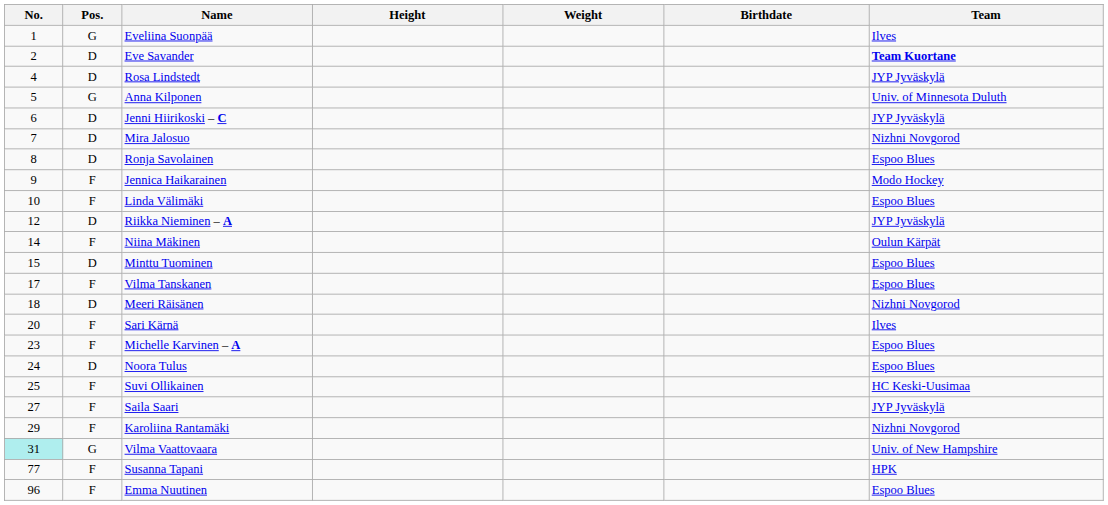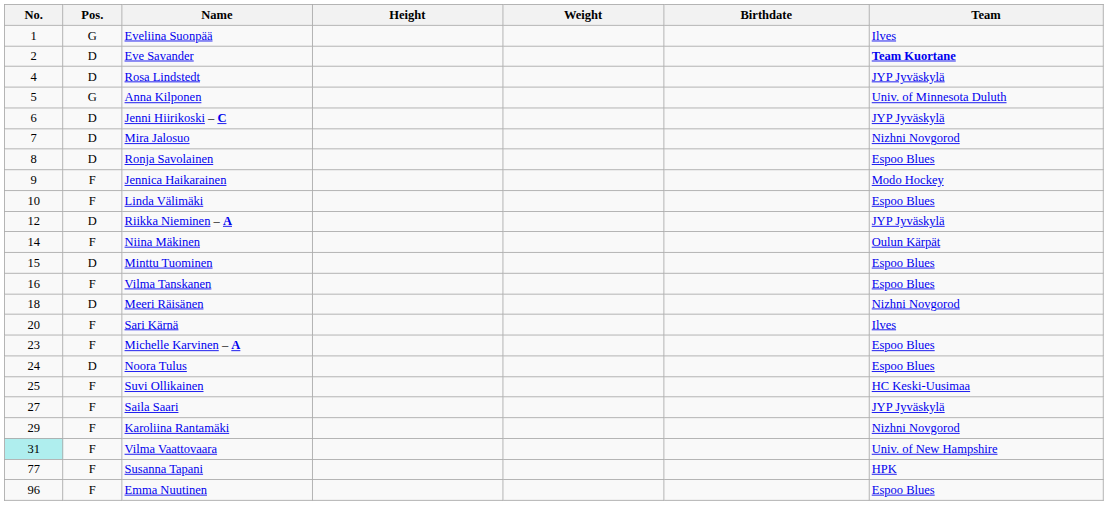(34, 283) 17 -> (34, 283) 16
(92, 449) G -> (92, 449) F
